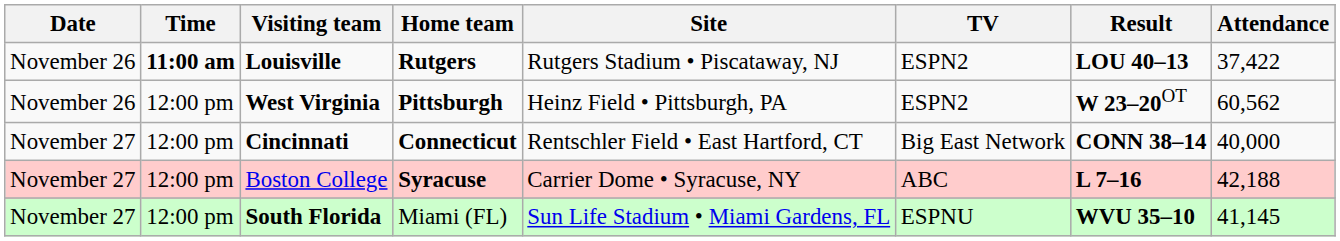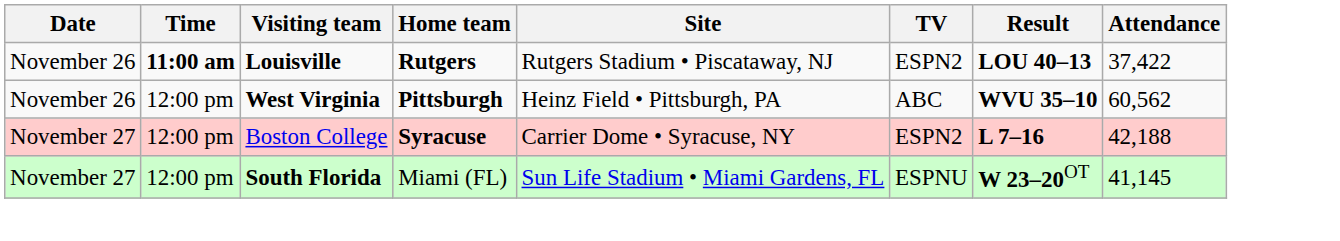(935, 101) ESPN2 -> (919, 99) ABC
(1131, 101) W 23–20OT -> (1038, 99) WVU 35–10
- row: (297, 141)
(924, 179) ABC -> (929, 137) ESPN2
(1135, 217) WVU 35–10 -> (1034, 177) W 23–20OT
